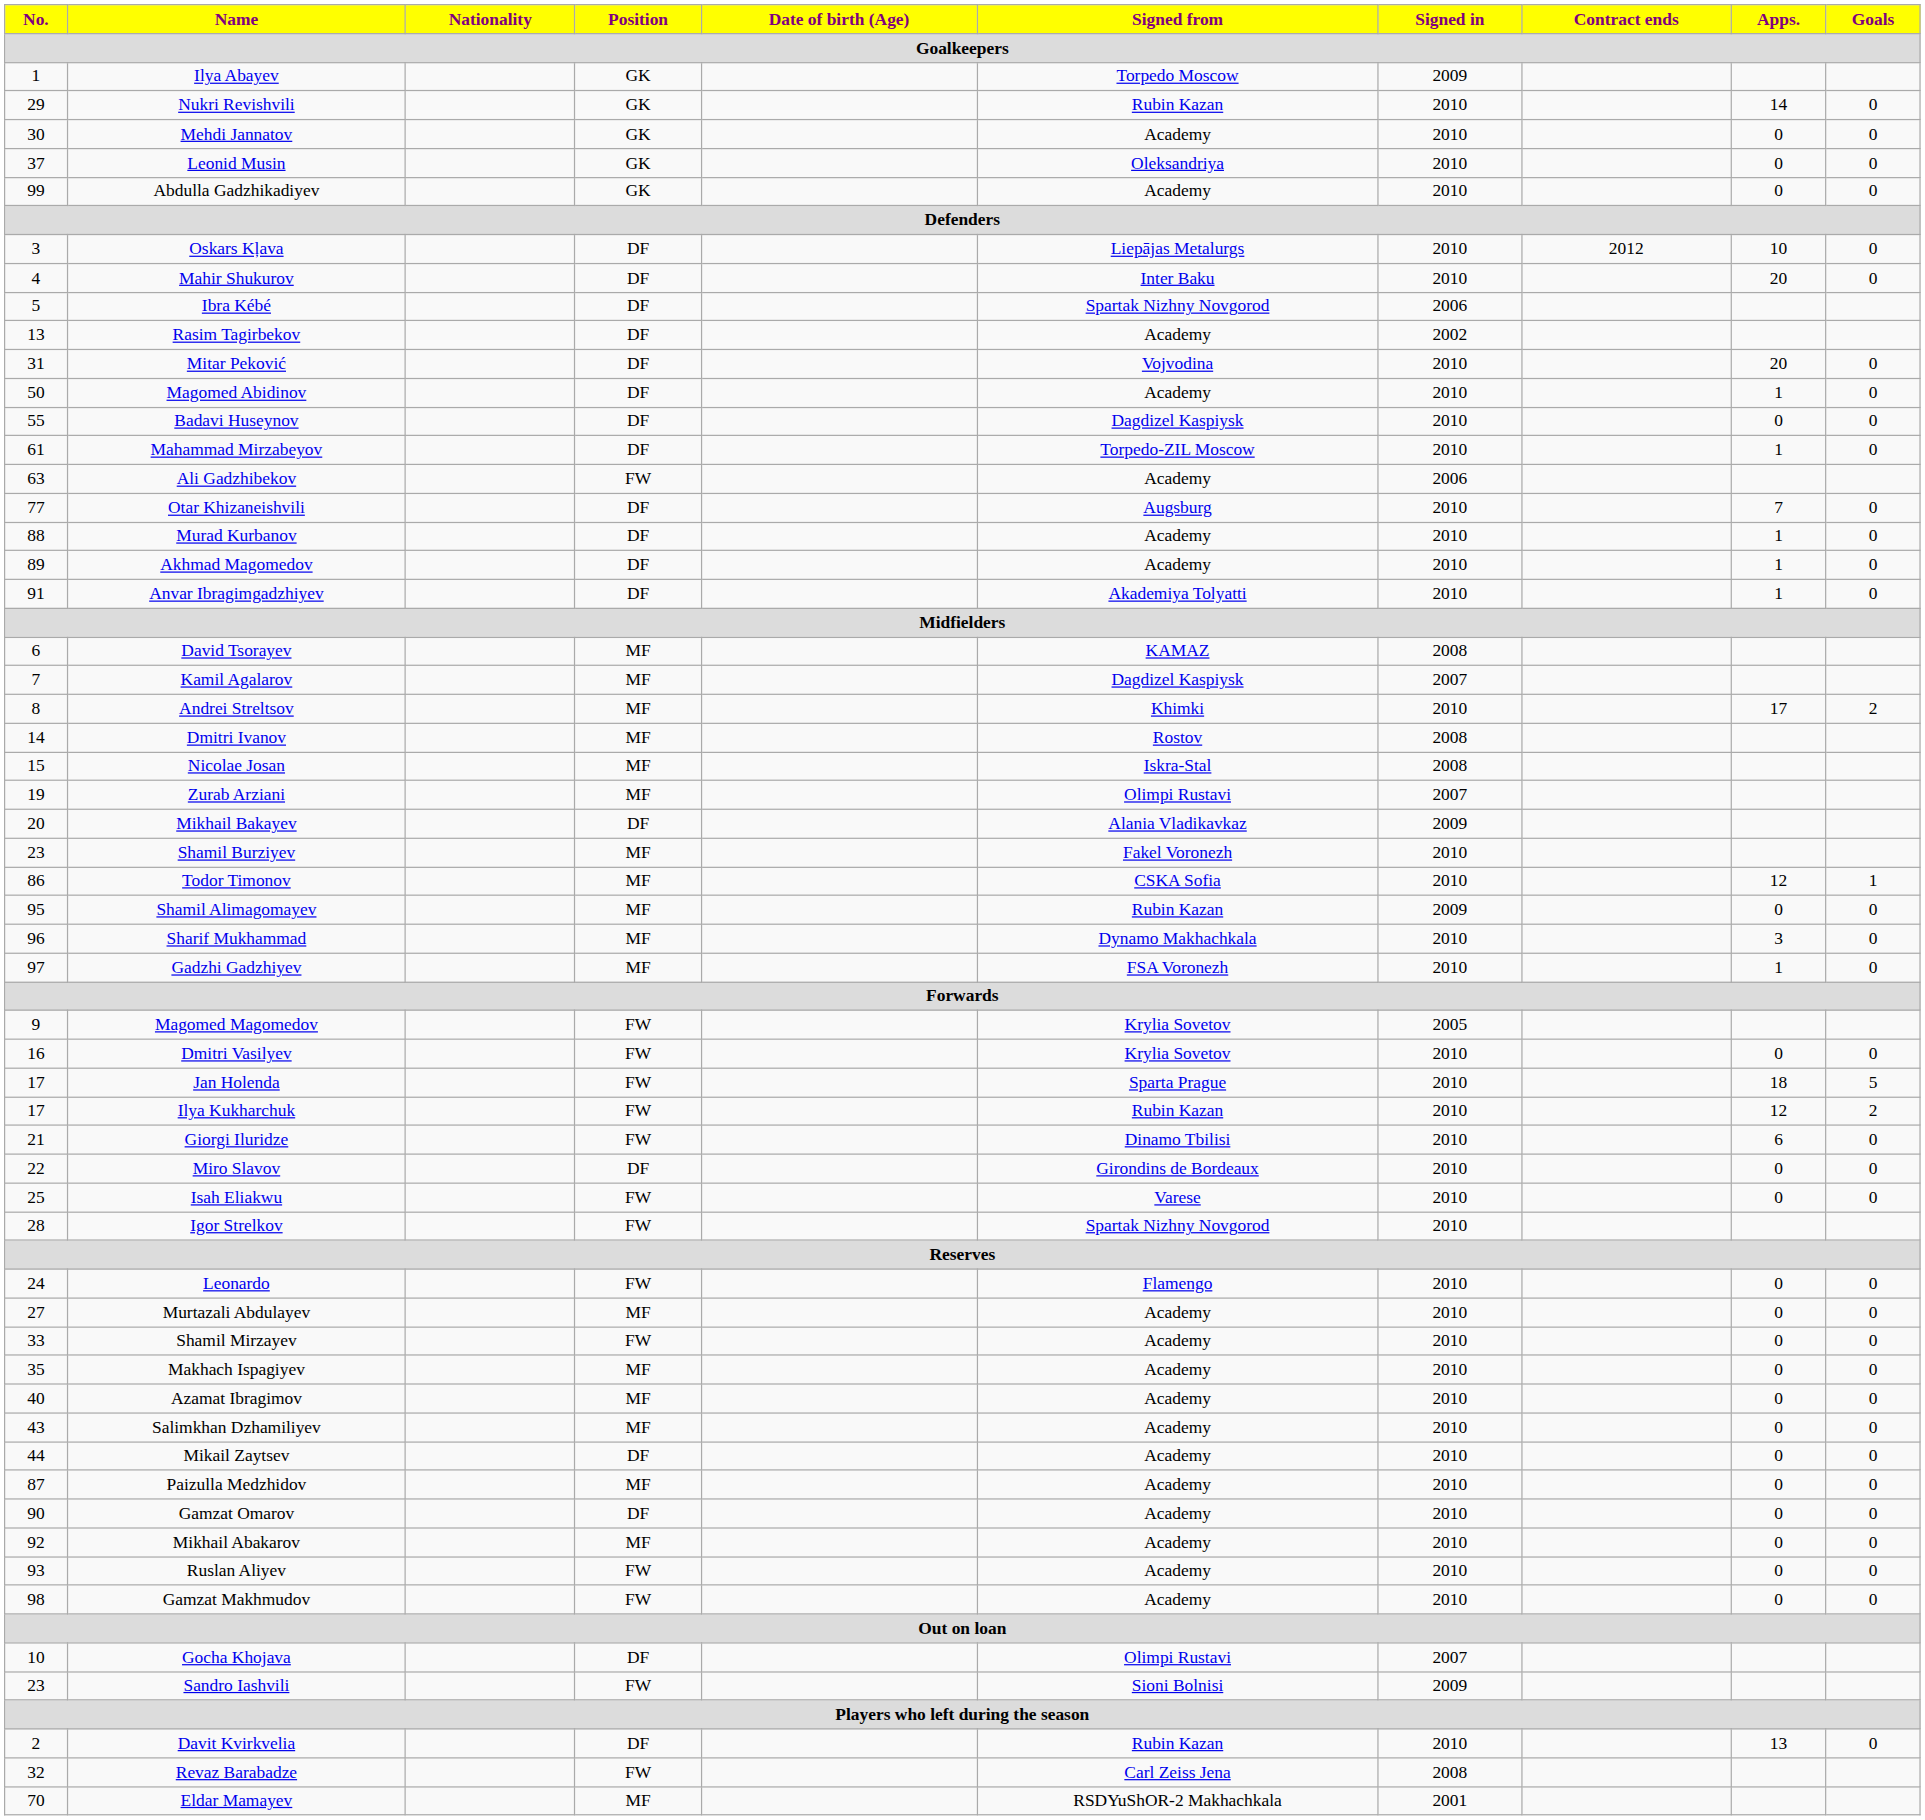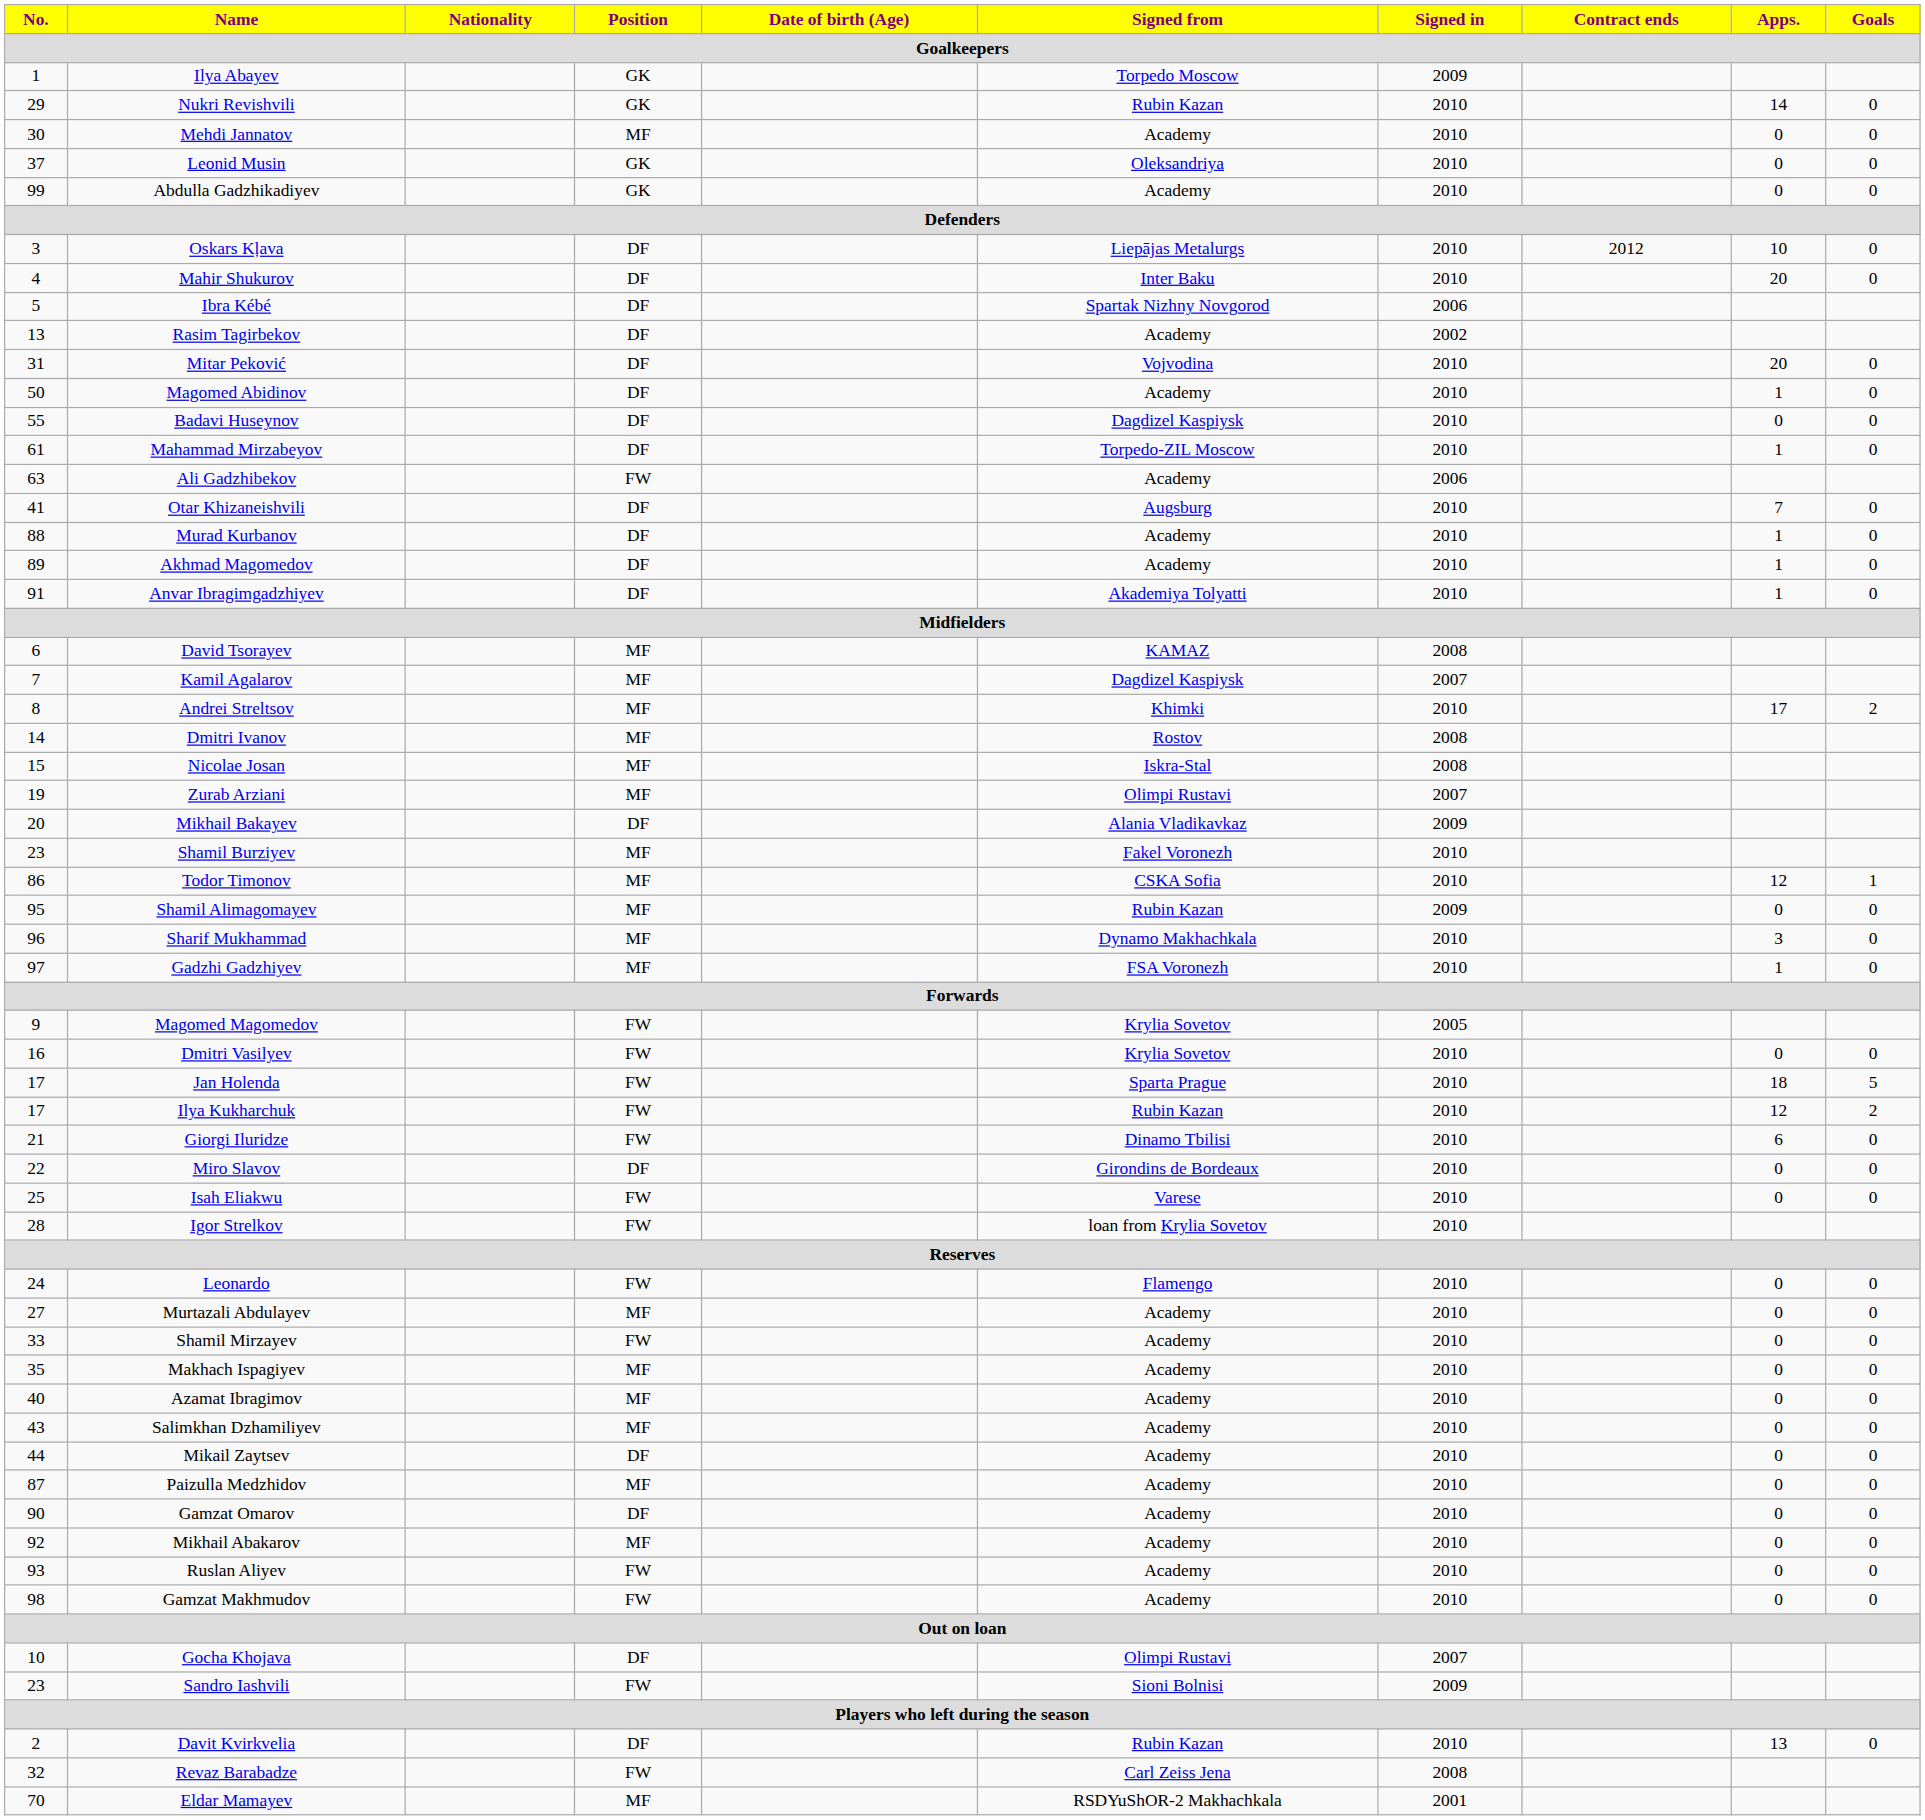(638, 134) GK -> (638, 134) MF
(36, 507) 77 -> (36, 507) 41
(1178, 1226) Spartak Nizhny Novgorod -> (1178, 1226) loan from Krylia Sovetov
